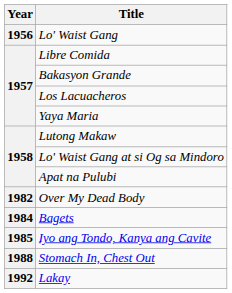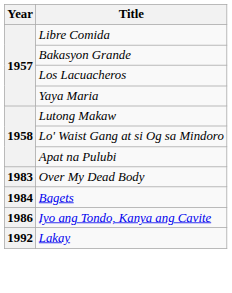- row: (78, 34)
(20, 197) 1982 -> (20, 177) 1983
(20, 237) 1985 -> (20, 217) 1986
- row: (97, 258)
